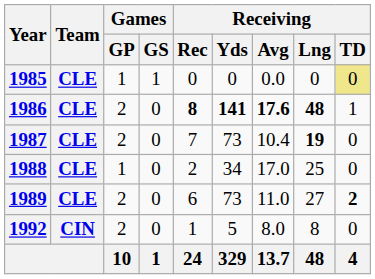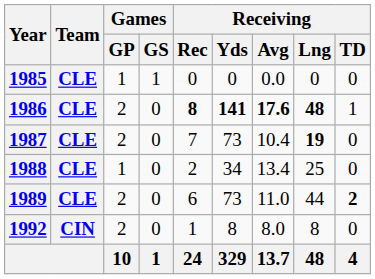(353, 79) khaki background -> (353, 79) no background
(273, 169) 17.0 -> (273, 169) 13.4
(315, 199) 27 -> (315, 199) 44
(232, 229) 5 -> (232, 229) 8
